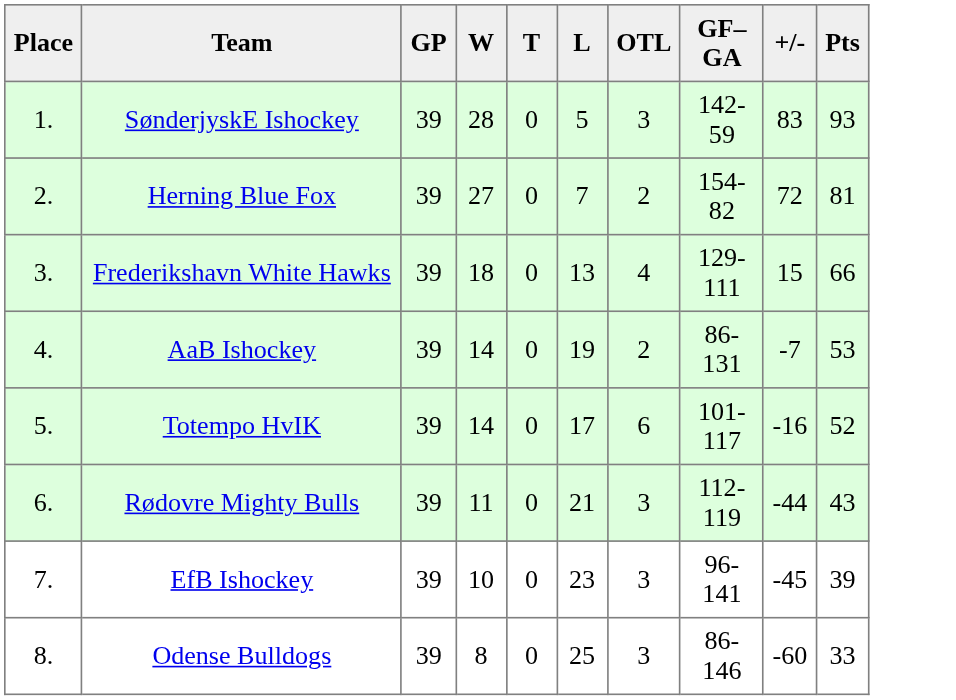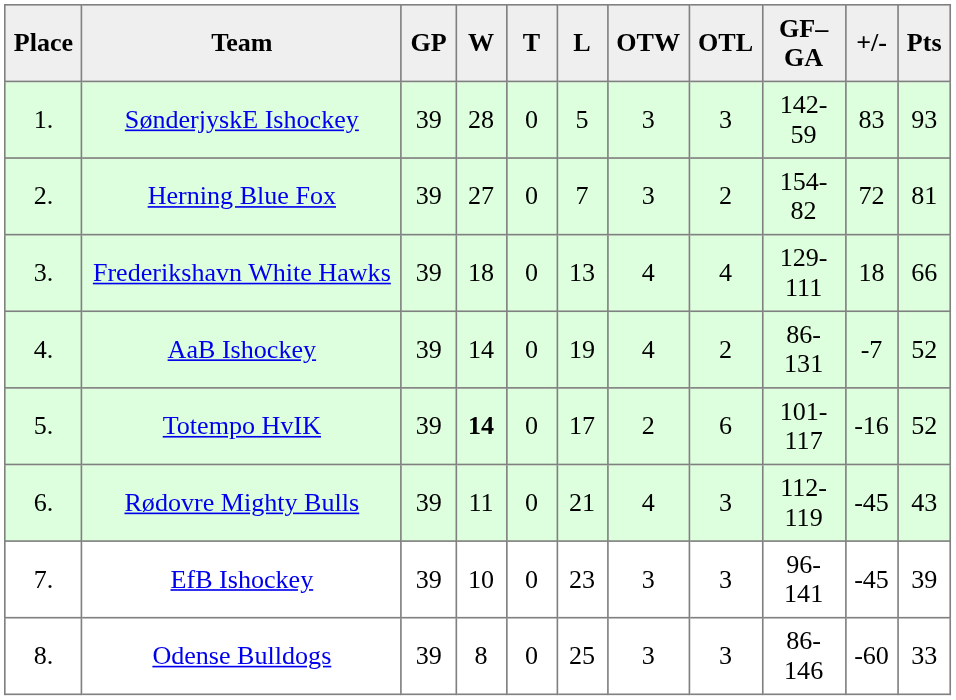+ column: (648, 42)
(790, 272) 15 -> (872, 272) 18
(843, 349) 53 -> (924, 349) 52
(481, 425) normal -> (481, 425) bold
(790, 502) -44 -> (872, 502) -45
